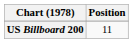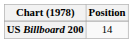(107, 30) 11 -> (107, 30) 14
